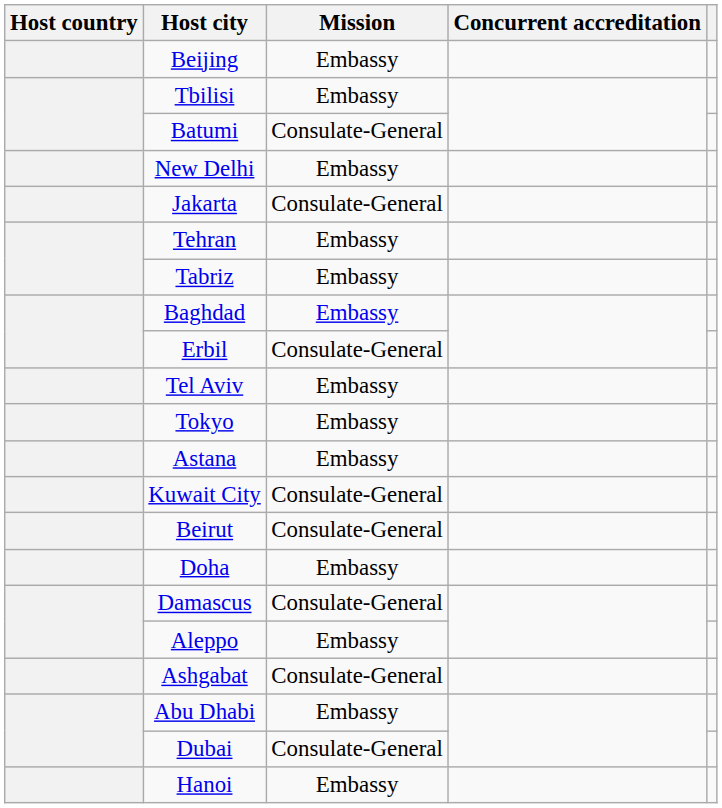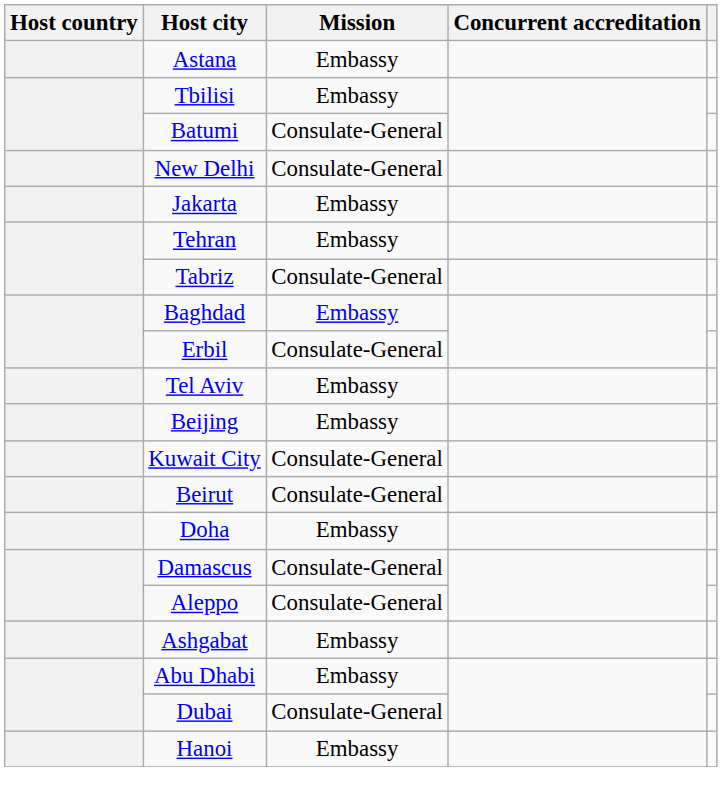rows swapped: (205, 58) <-> (205, 458)
(357, 167) Embassy -> (357, 167) Consulate-General
(357, 204) Consulate-General -> (357, 204) Embassy
(357, 276) Embassy -> (357, 276) Consulate-General
- row: (205, 421)
(357, 639) Embassy -> (357, 603) Consulate-General
(357, 675) Consulate-General -> (357, 639) Embassy
